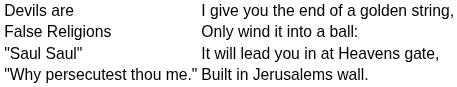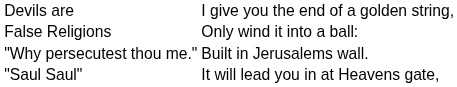rows swapped: (43, 53) <-> (101, 75)
